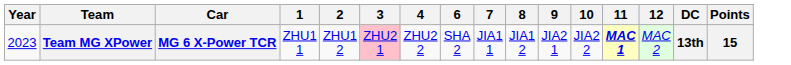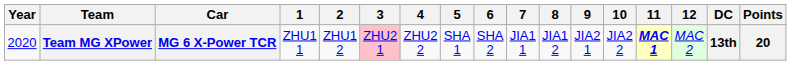+ column: (457, 14)
(22, 42) 2023 -> (22, 42) 2020
(730, 42) 15 -> (763, 42) 20
